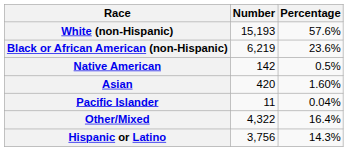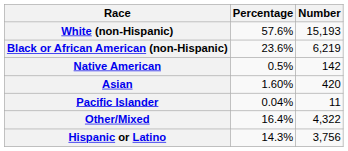columns swapped: (254, 13) <-> (310, 13)
